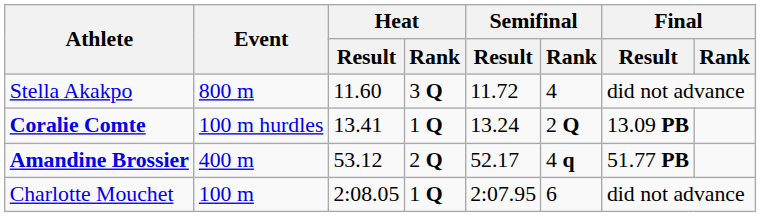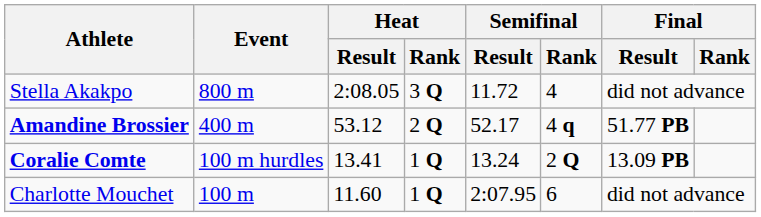(357, 90) 11.60 -> (366, 90) 2:08.05
rows swapped: (99, 159) <-> (78, 125)
(366, 194) 2:08.05 -> (357, 194) 11.60
